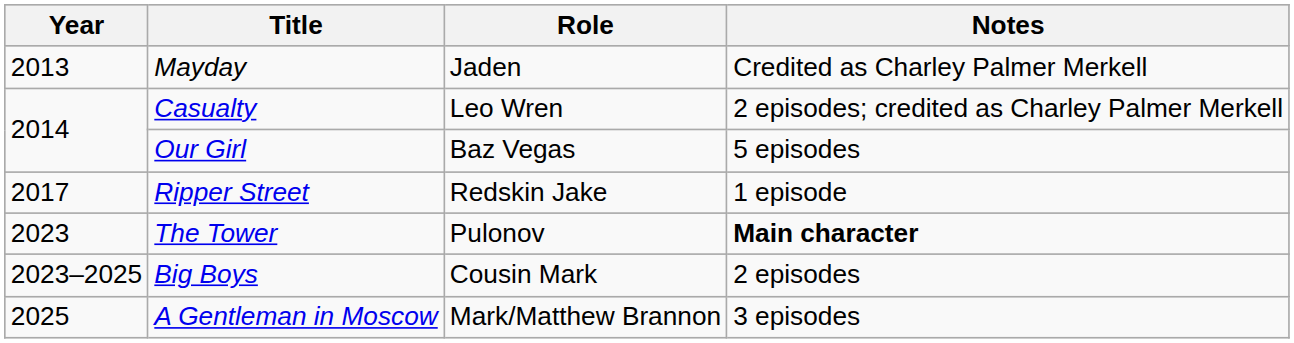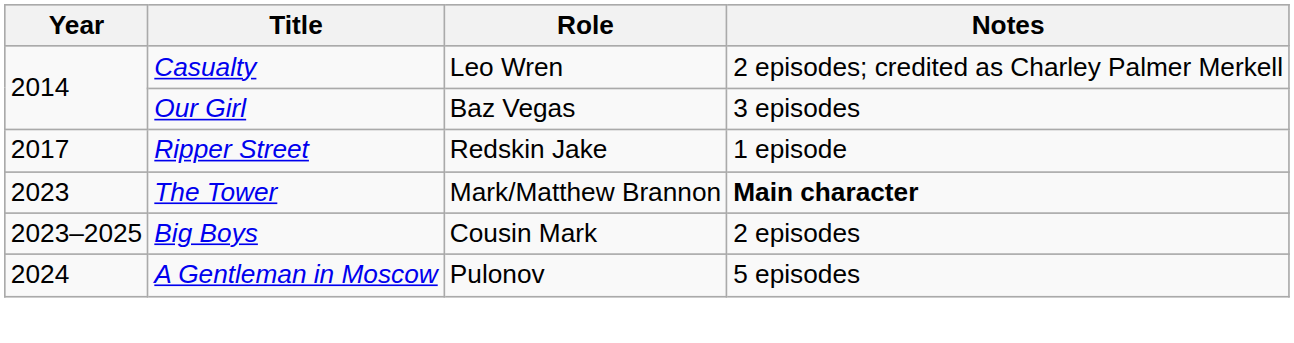- row: (200, 66)
(797, 150) 5 episodes -> (797, 108) 3 episodes
(497, 233) Pulonov -> (585, 191) Mark/Matthew Brannon
(40, 316) 2025 -> (40, 274) 2024
(585, 316) Mark/Matthew Brannon -> (497, 274) Pulonov
(797, 316) 3 episodes -> (797, 274) 5 episodes
